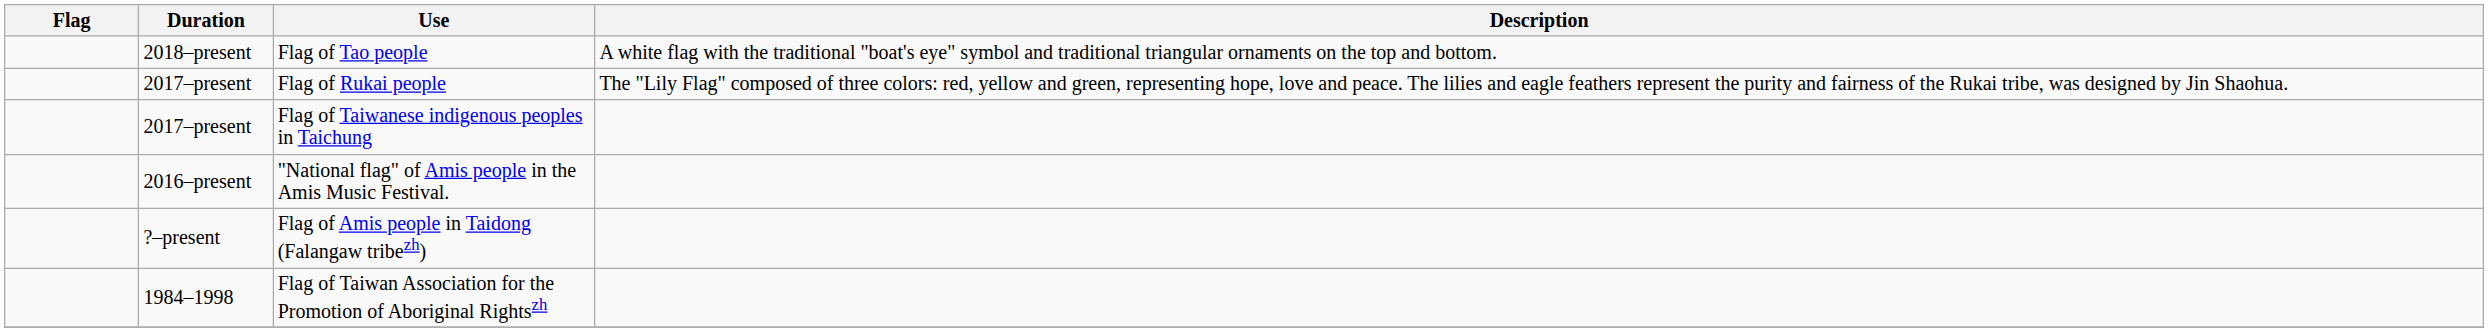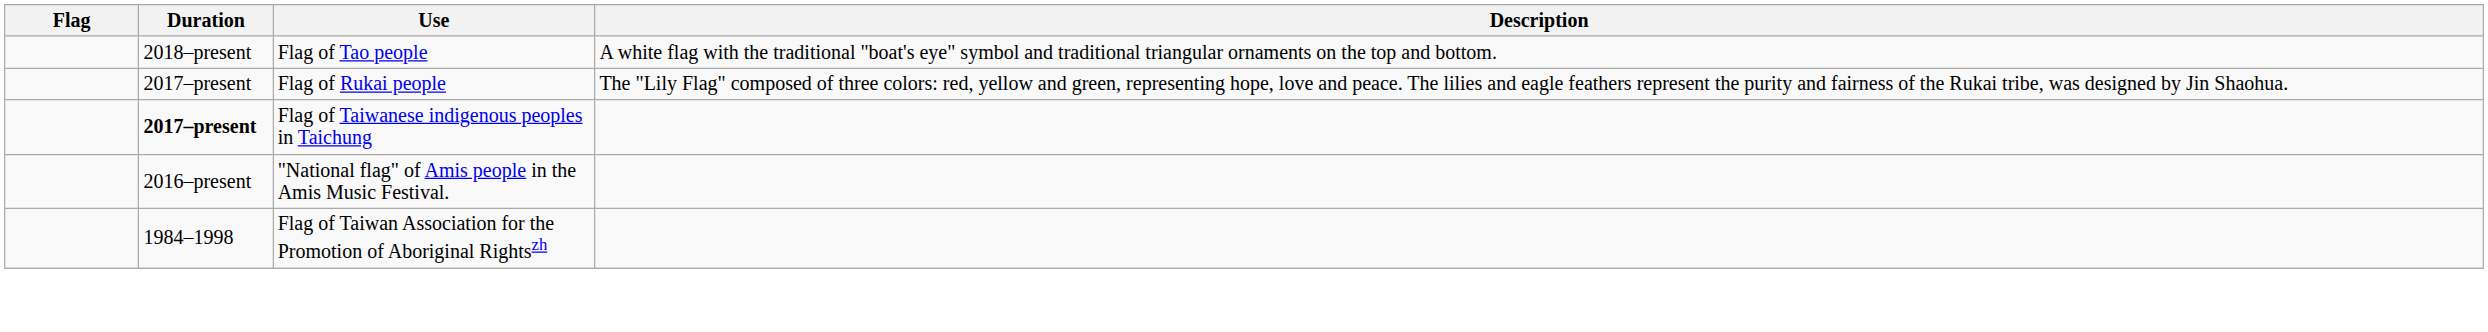(197, 126) normal -> (200, 126) bold
- row: (404, 237)
